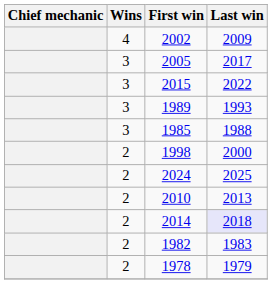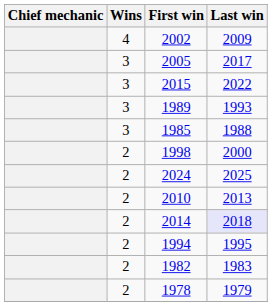+ row: (176, 244)
